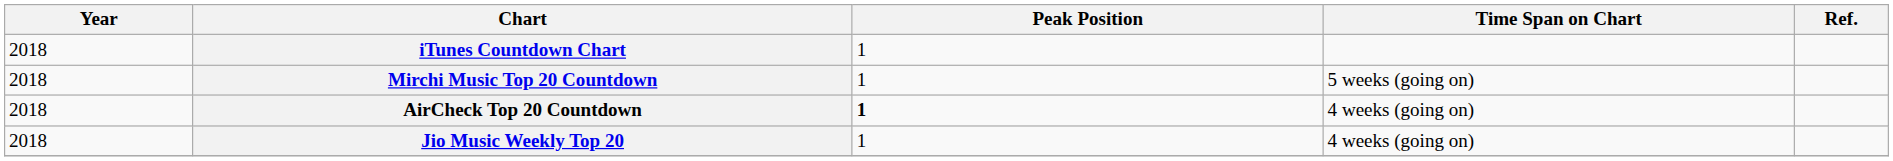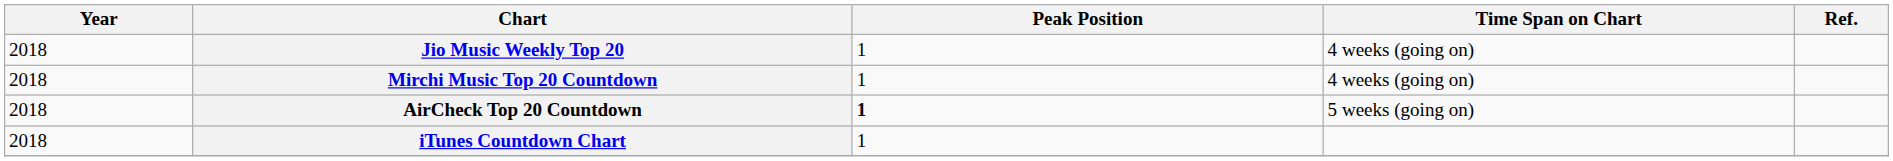rows swapped: (523, 49) <-> (523, 140)
(1401, 79) 5 weeks (going on) -> (1401, 79) 4 weeks (going on)
(1401, 110) 4 weeks (going on) -> (1401, 110) 5 weeks (going on)
